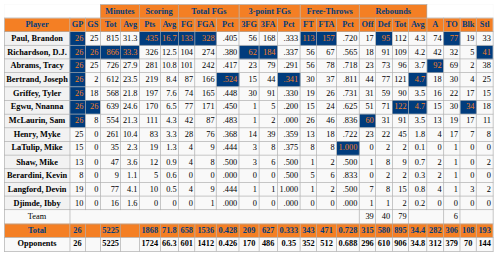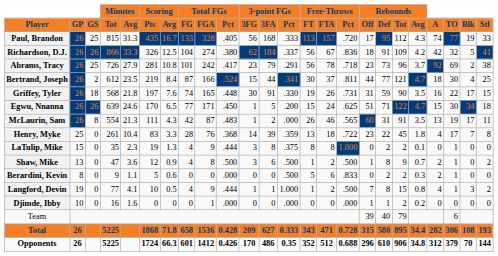(350, 52) .565 -> (350, 52) .836
(350, 120) .836 -> (350, 120) .565
